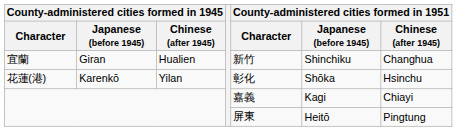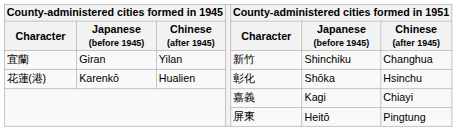(177, 60) Hualien -> (171, 60) Yilan
(171, 79) Yilan -> (177, 79) Hualien
